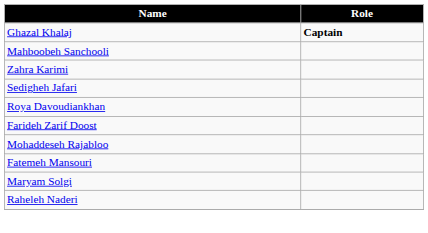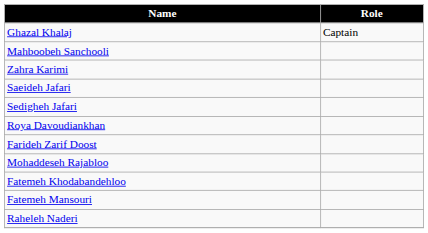(323, 32) bold -> (340, 32) normal
+ row: (39, 87)
+ row: (66, 181)
- row: (40, 181)
